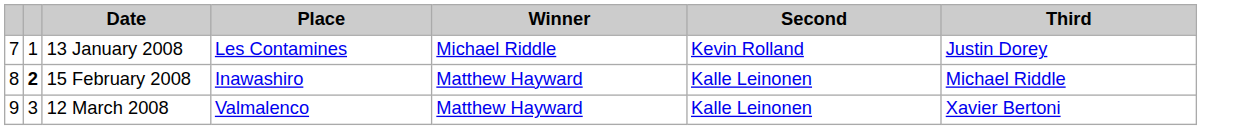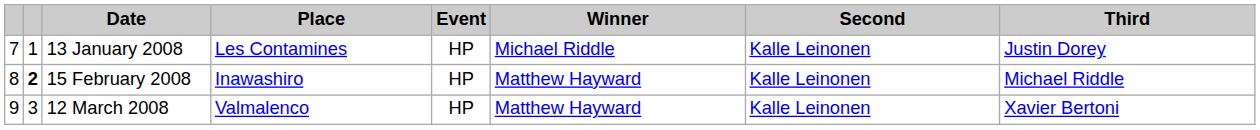+ column: (461, 19)
(747, 49) Kevin Rolland -> (810, 49) Kalle Leinonen
